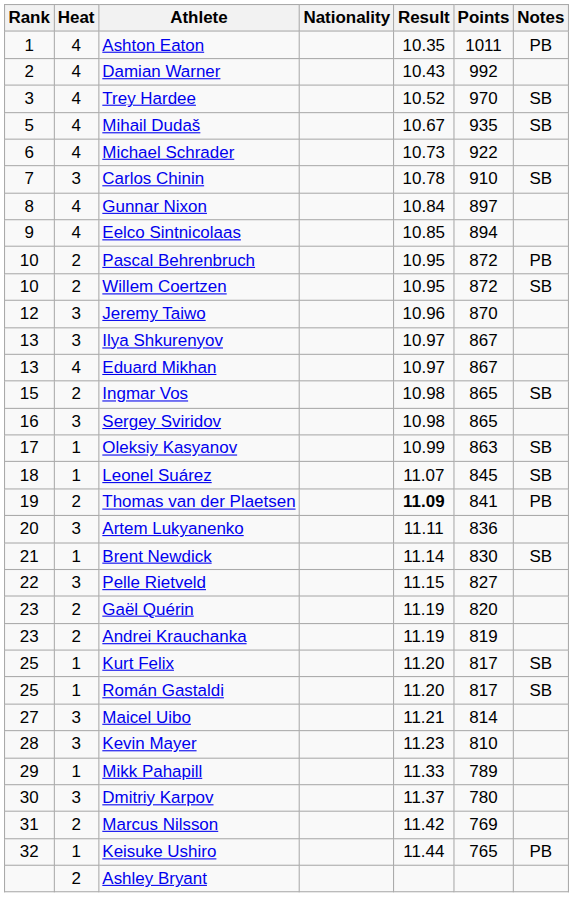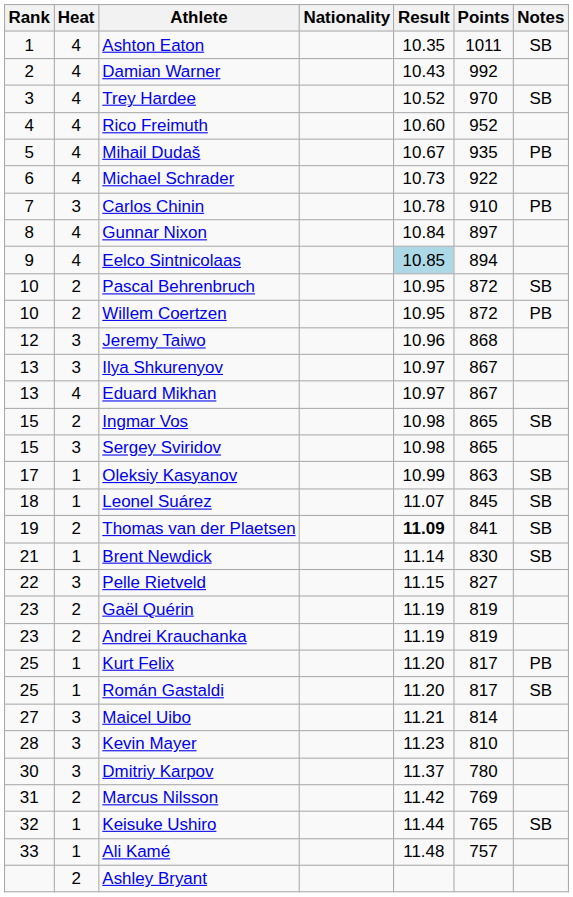(541, 44) PB -> (541, 44) SB
+ row: (155, 125)
(541, 125) SB -> (541, 152) PB
(541, 179) SB -> (541, 206) PB
(424, 233) no background -> (424, 260) lightblue background
(541, 260) PB -> (541, 286) SB
(541, 286) SB -> (541, 313) PB
(483, 313) 870 -> (483, 340) 868
(29, 421) 16 -> (29, 448) 15
(541, 502) PB -> (541, 529) SB
- row: (173, 529)
(483, 609) 820 -> (483, 609) 819
(541, 663) SB -> (541, 663) PB
- row: (152, 771)
(541, 851) PB -> (541, 824) SB
+ row: (136, 851)
